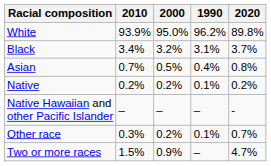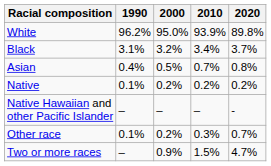columns swapped: (210, 14) <-> (135, 14)
